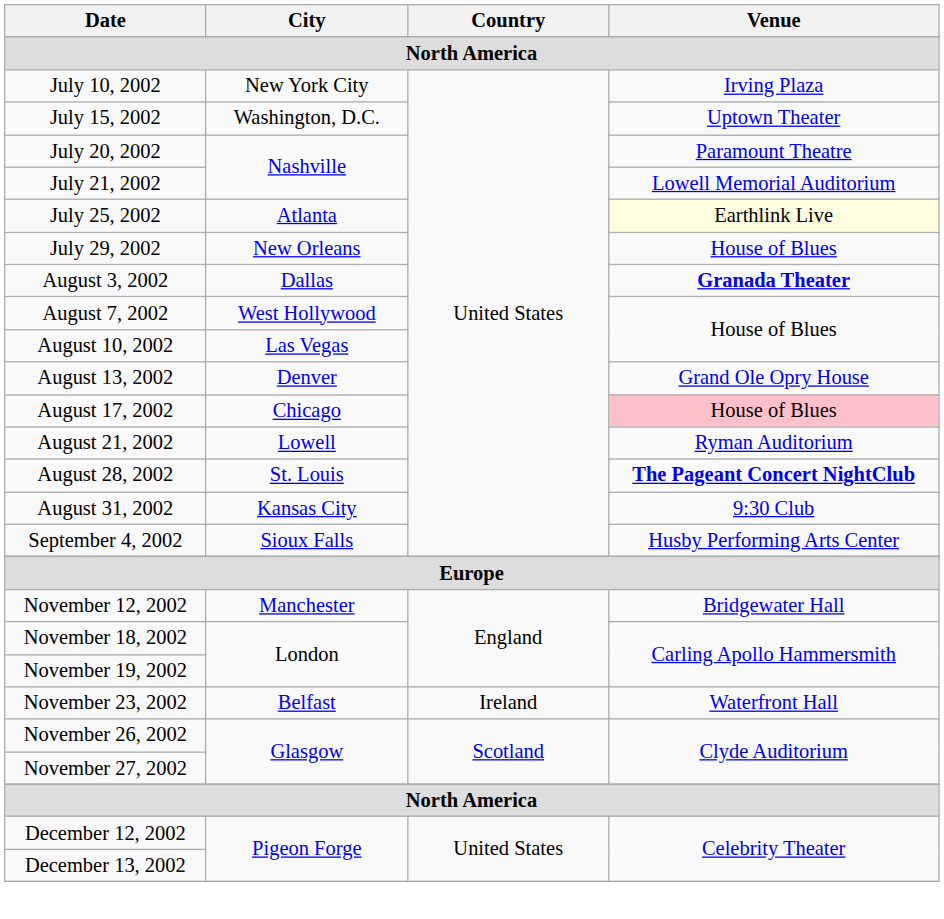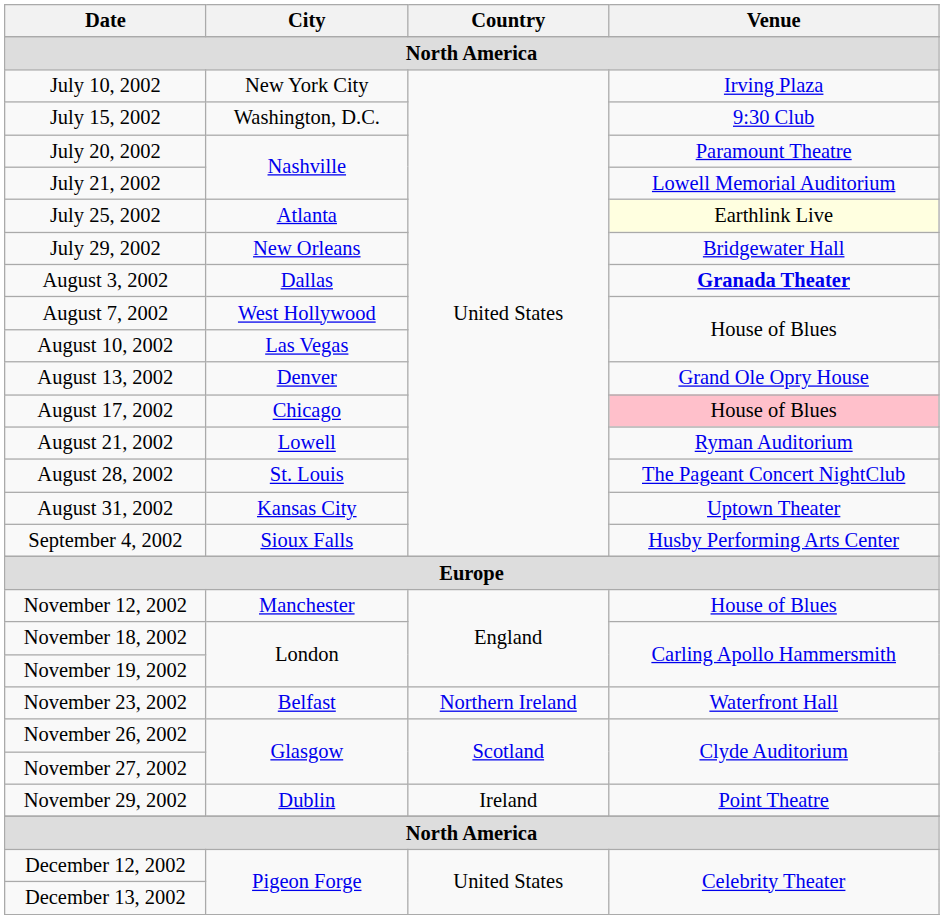(774, 118) Uptown Theater -> (774, 118) 9:30 Club
(774, 248) House of Blues -> (774, 248) Bridgewater Hall
(774, 475) bold -> (774, 475) normal
(774, 507) 9:30 Club -> (774, 507) Uptown Theater
(774, 605) Bridgewater Hall -> (774, 605) House of Blues
(508, 702) Ireland -> (508, 702) Northern Ireland
+ row: (105, 800)
